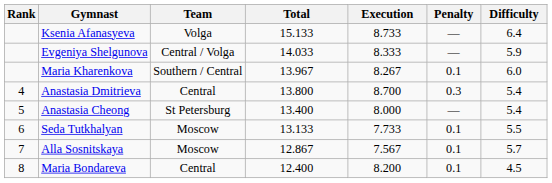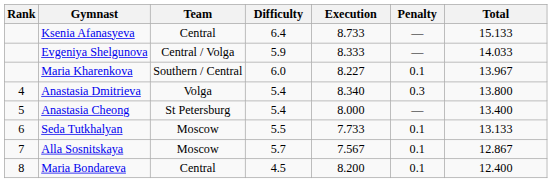columns swapped: (514, 14) <-> (297, 14)
(198, 33) Volga -> (198, 33) Central
(387, 71) 8.267 -> (351, 71) 8.227
(198, 91) Central -> (198, 91) Volga
(387, 91) 8.700 -> (351, 91) 8.340
